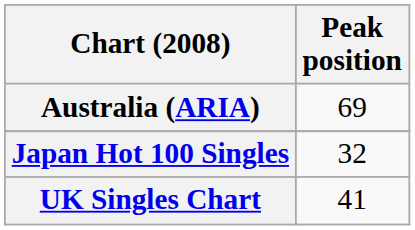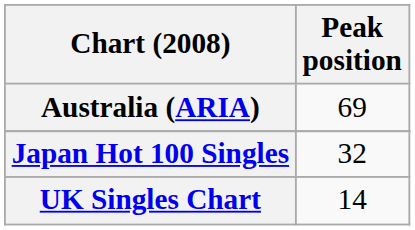(352, 199) 41 -> (352, 199) 14
